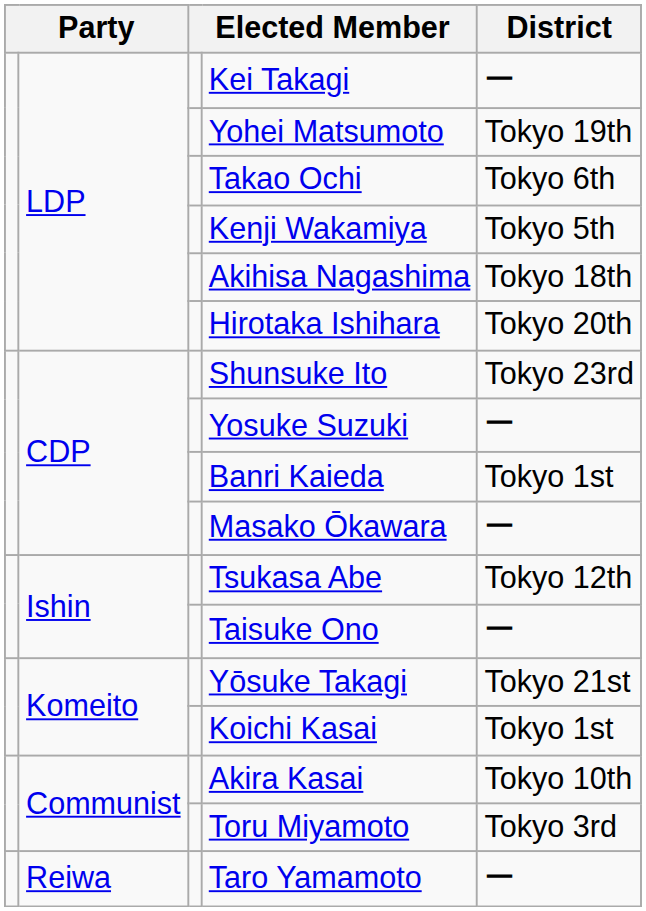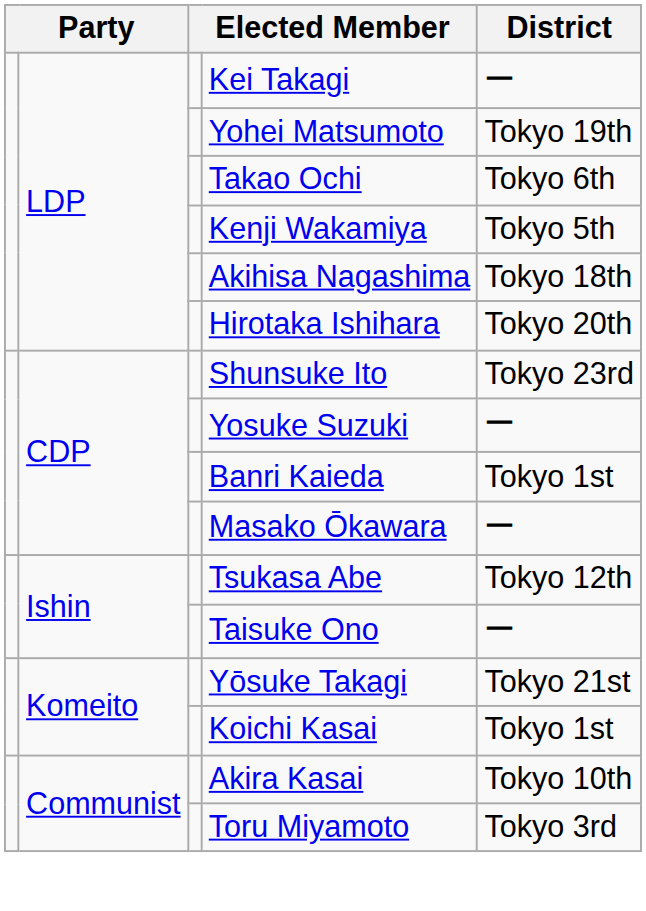- row: (315, 878)
